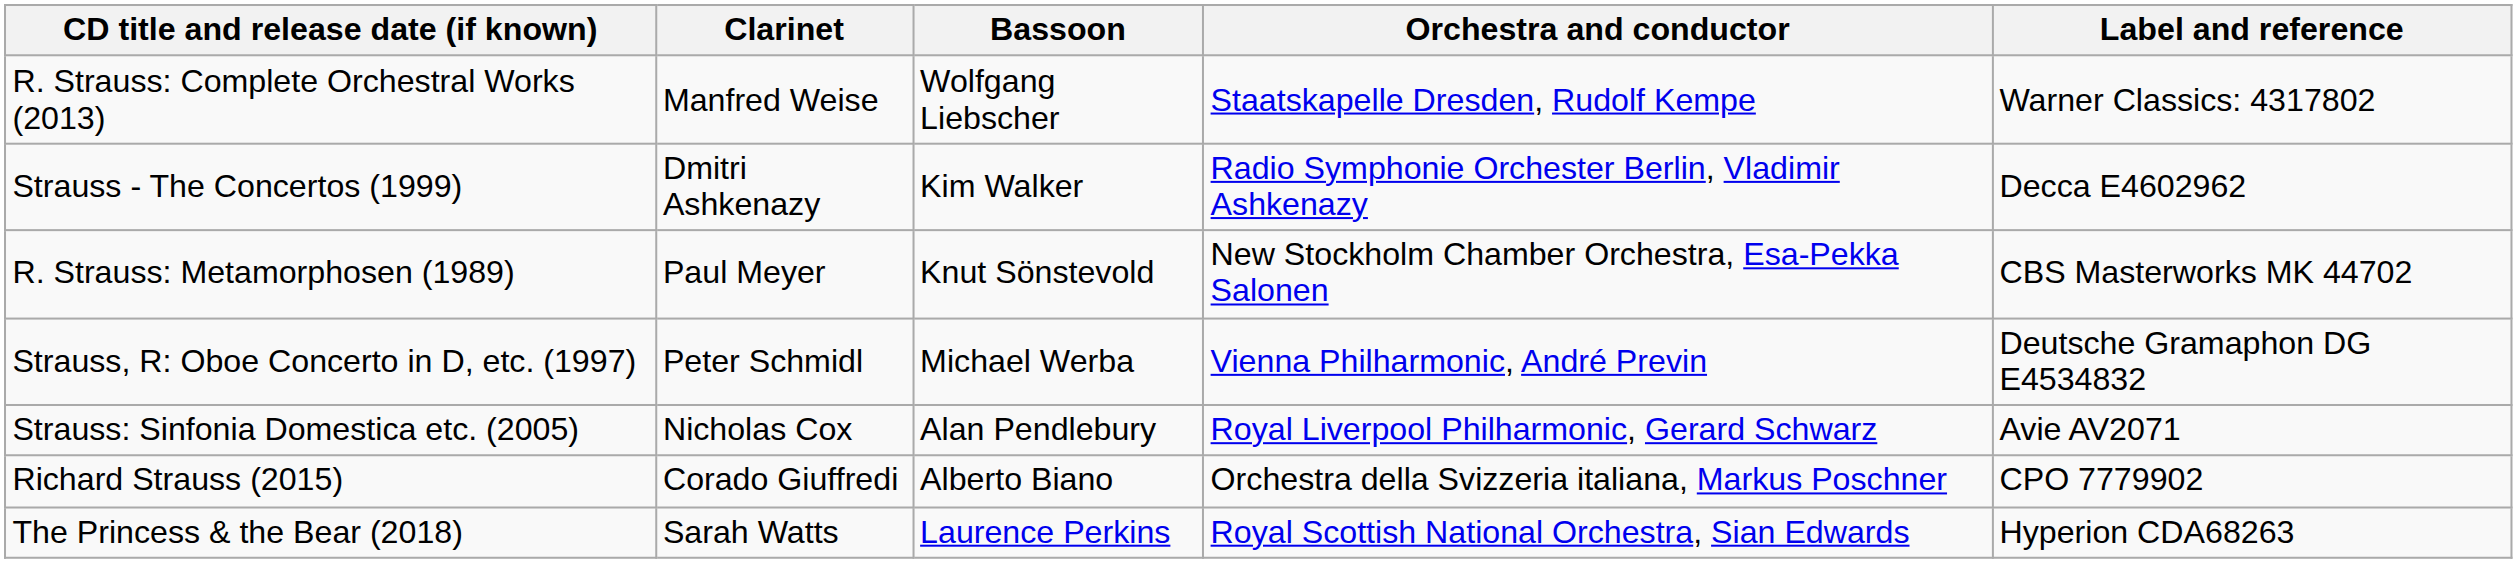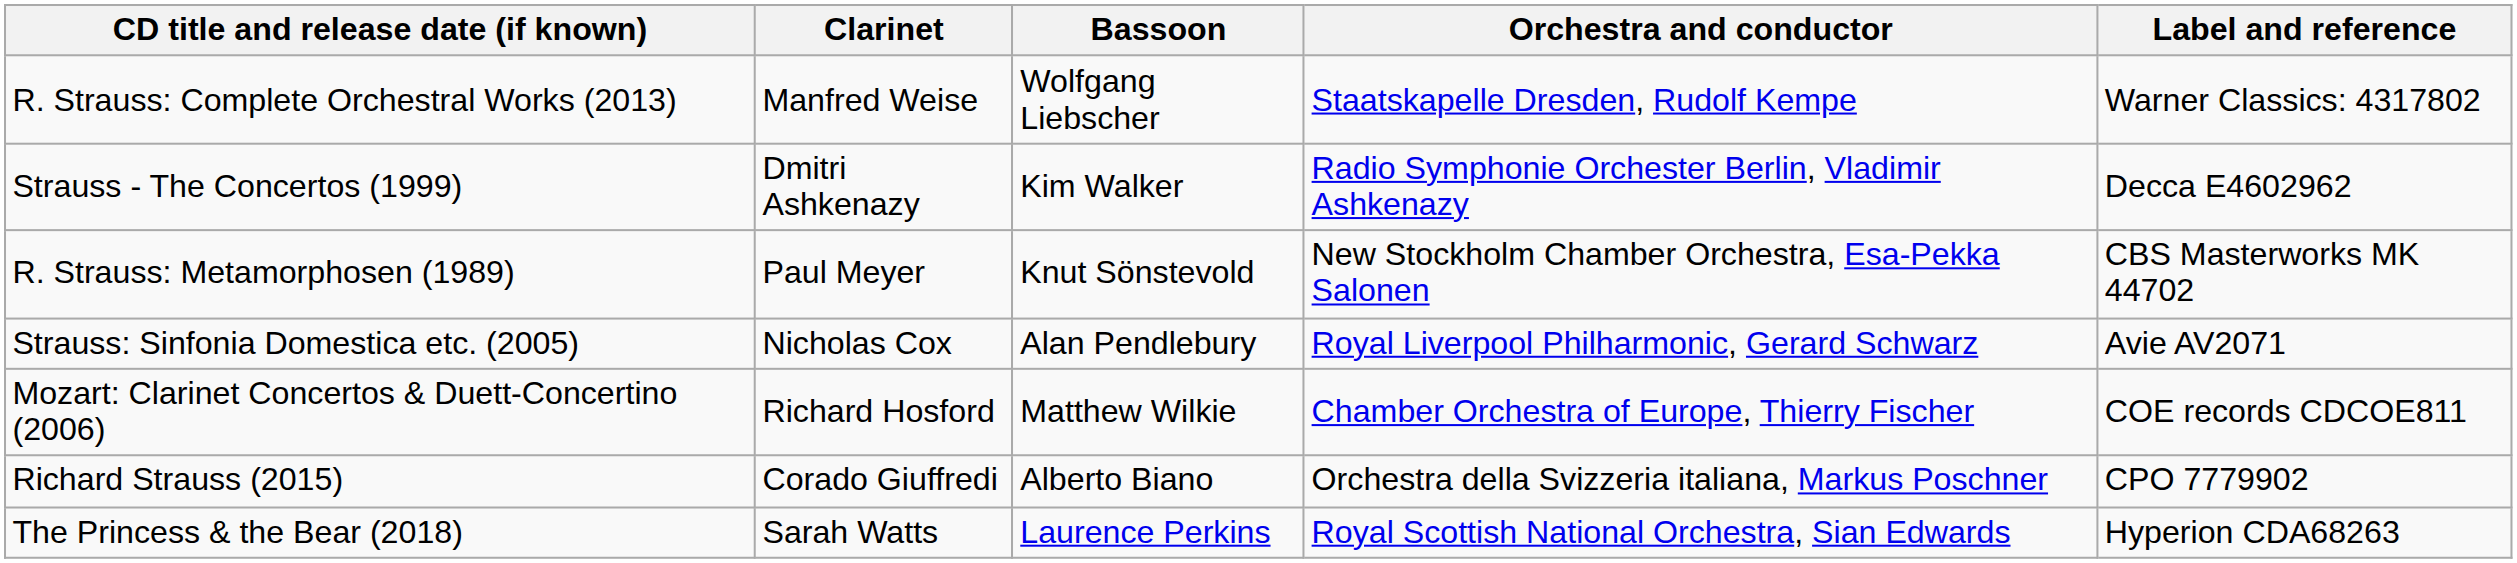- row: (324, 360)
+ row: (345, 411)
